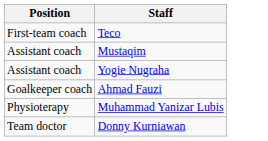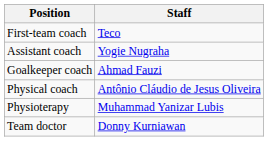- row: (122, 51)
+ row: (179, 88)
